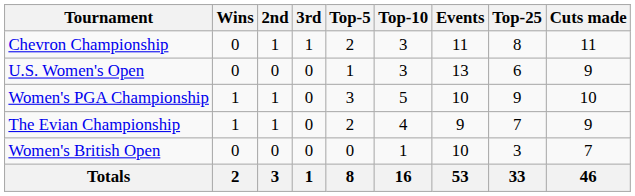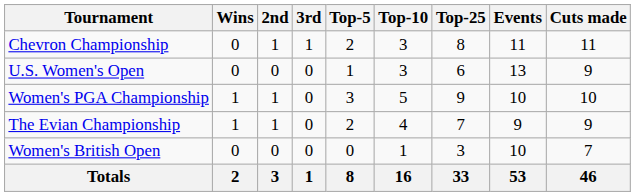columns swapped: (517, 17) <-> (460, 17)
